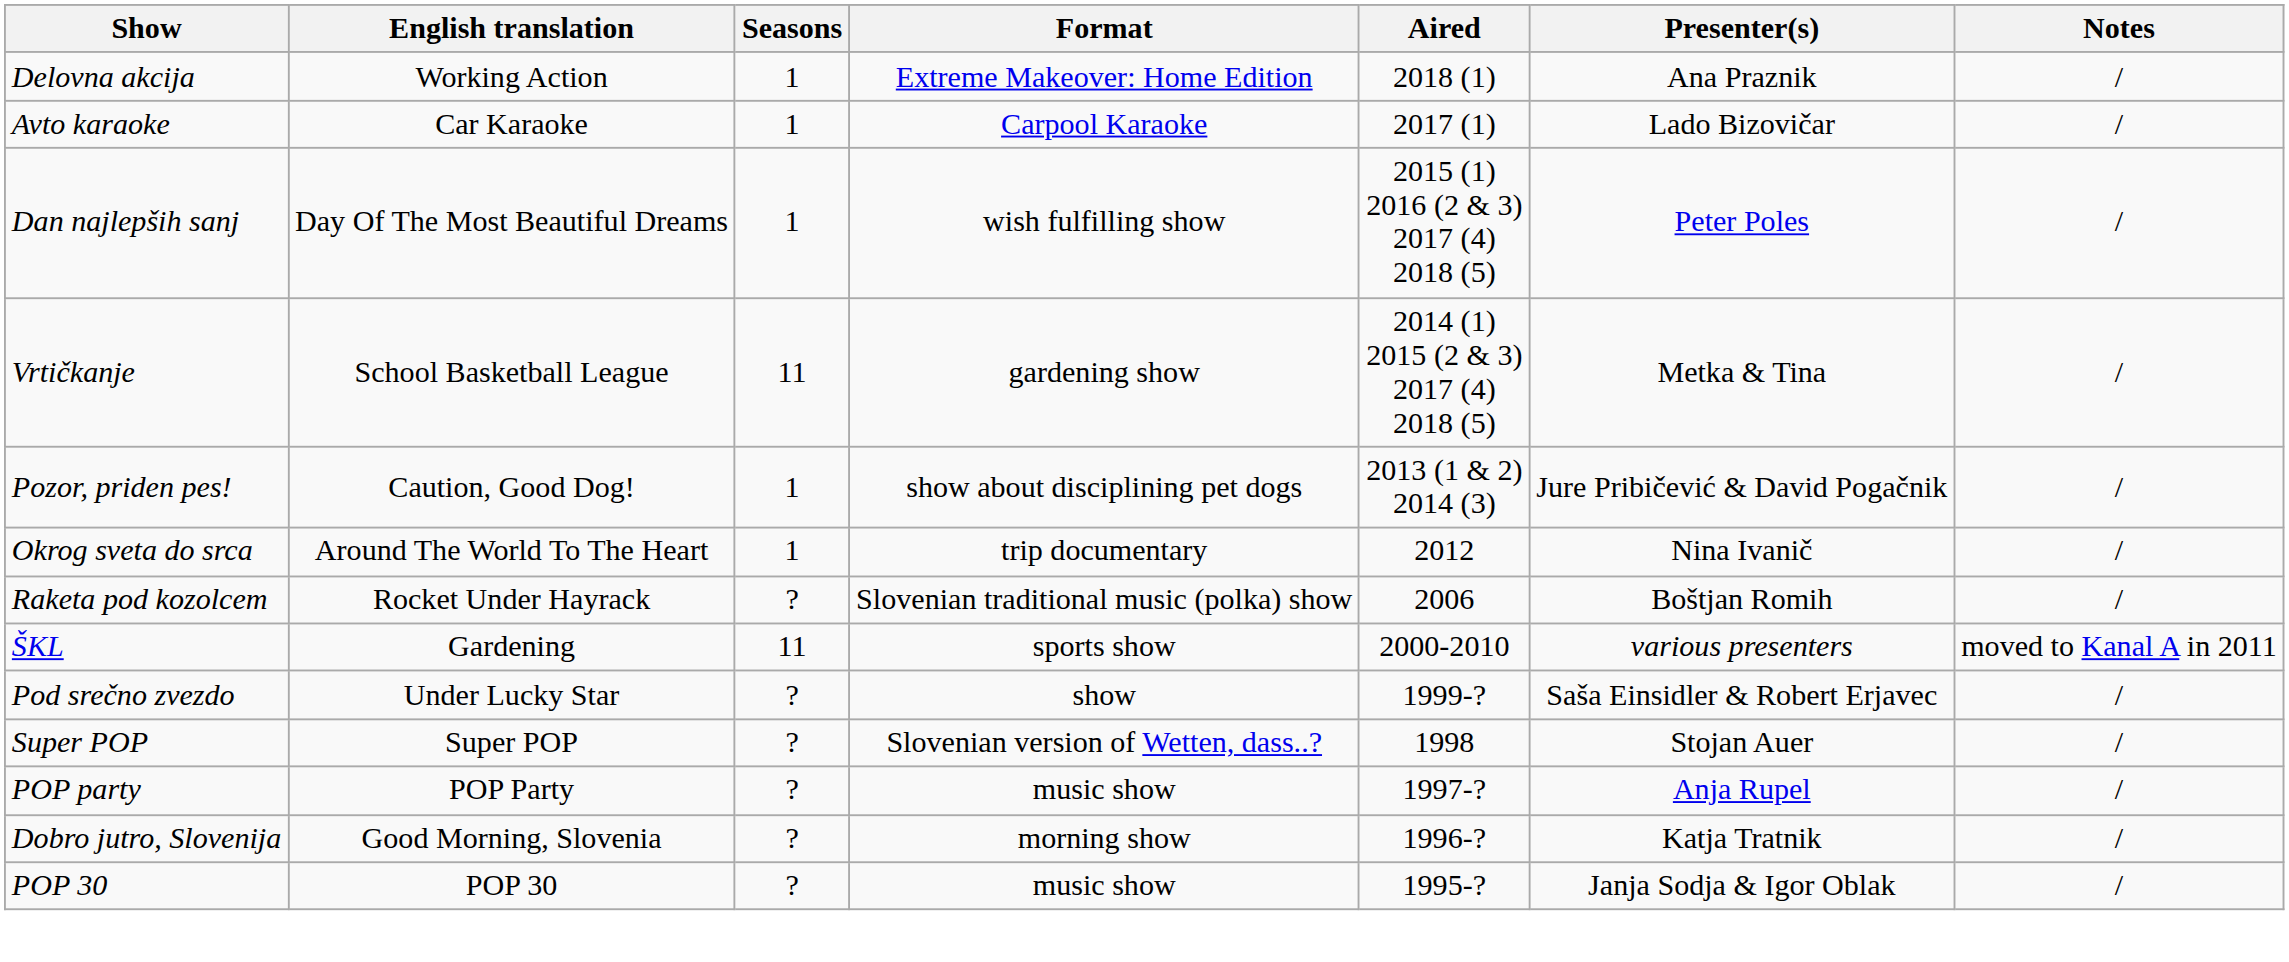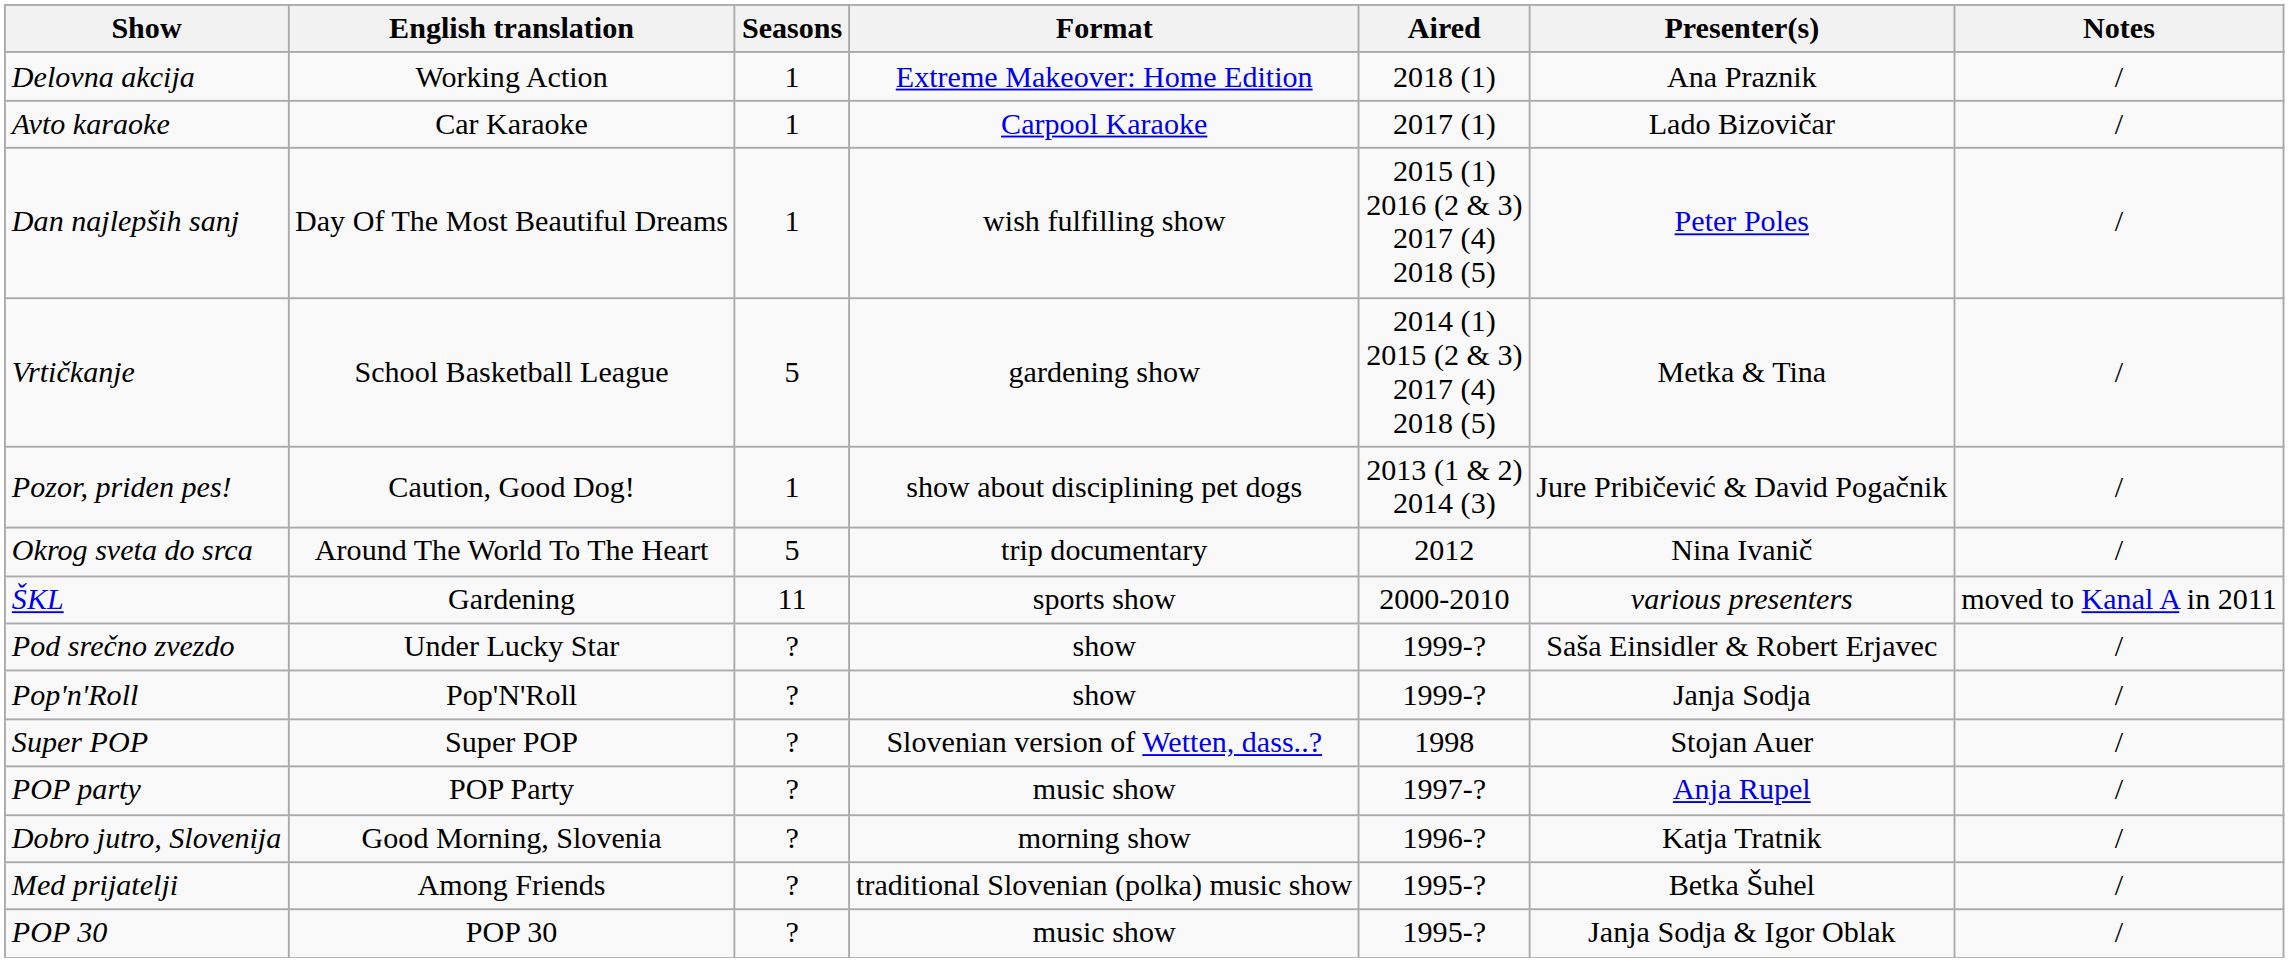(792, 371) 11 -> (792, 371) 5
(792, 551) 1 -> (792, 551) 5
- row: (140, 599)
+ row: (75, 694)
+ row: (95, 885)
